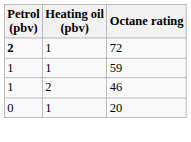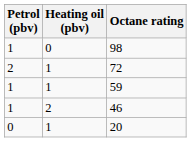+ row: (116, 48)
(10, 48) bold -> (10, 68) normal
